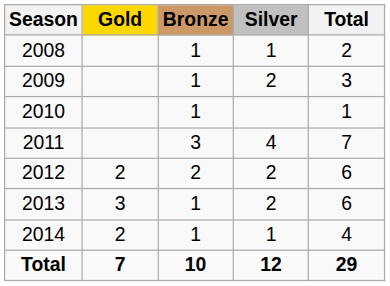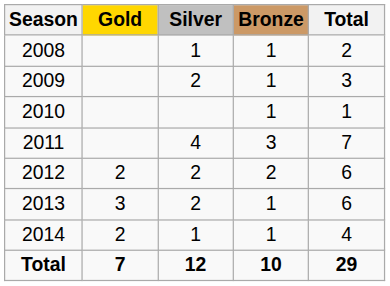columns swapped: (271, 19) <-> (196, 19)
